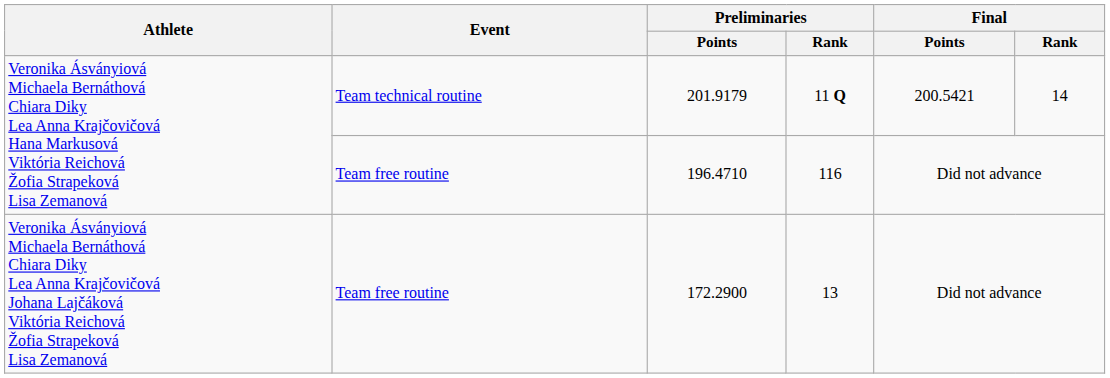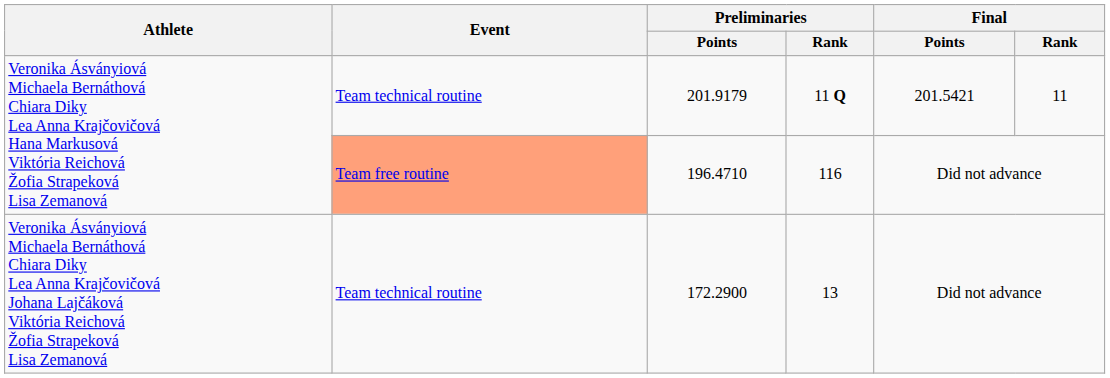(945, 95) 200.5421 -> (945, 95) 201.5421
(1060, 95) 14 -> (1060, 95) 11
(392, 175) no background -> (392, 175) lightsalmon background
(392, 293) Team free routine -> (409, 293) Team technical routine
